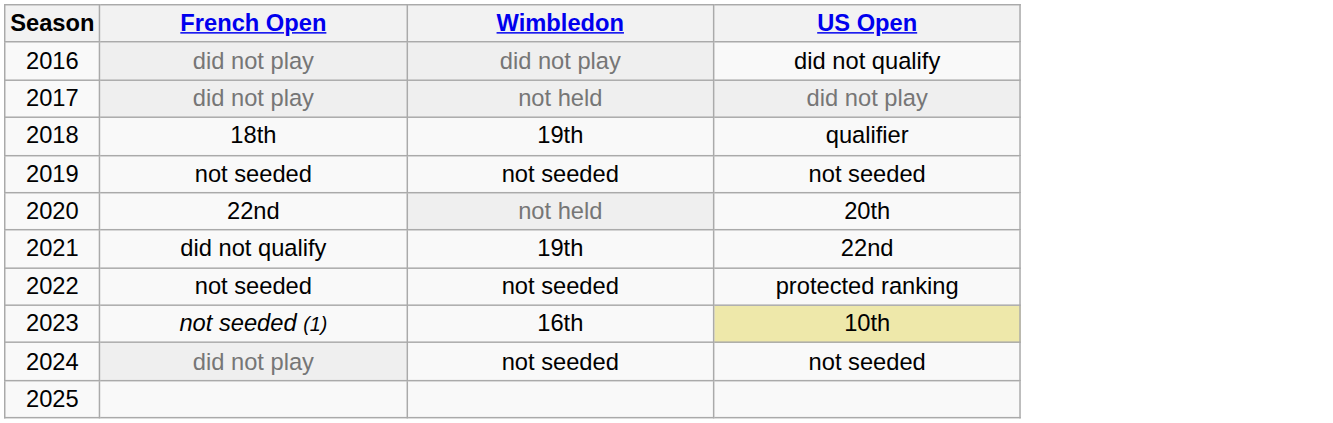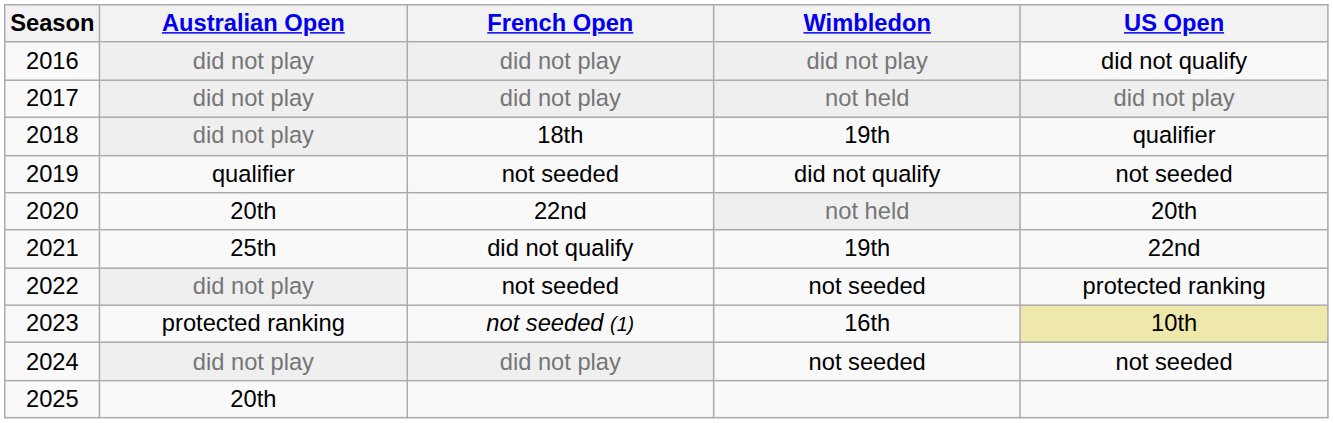+ column: (253, 23)
(560, 173) not seeded -> (867, 173) did not qualify
